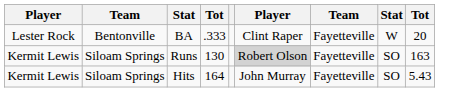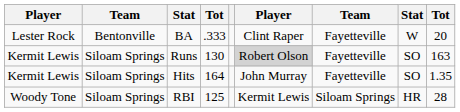(420, 76) 5.43 -> (441, 76) 1.35
+ row: (184, 96)
